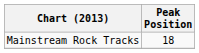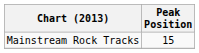(168, 40) 18 -> (168, 40) 15
